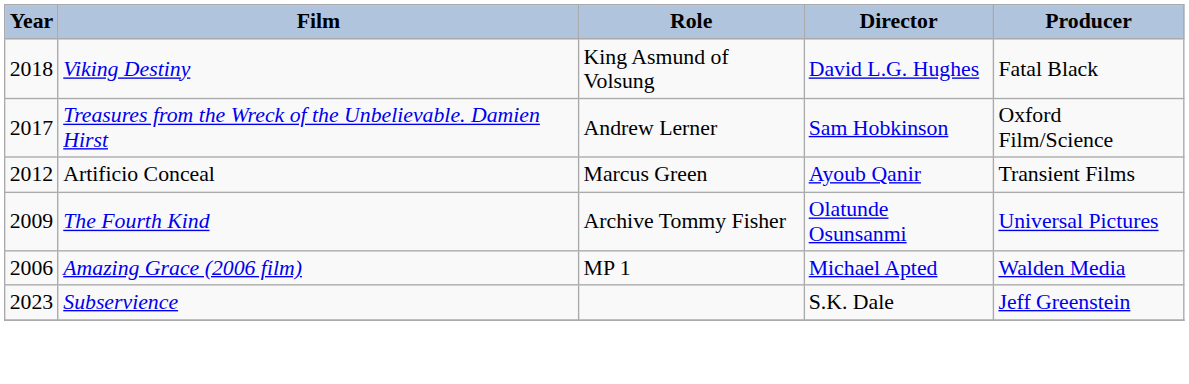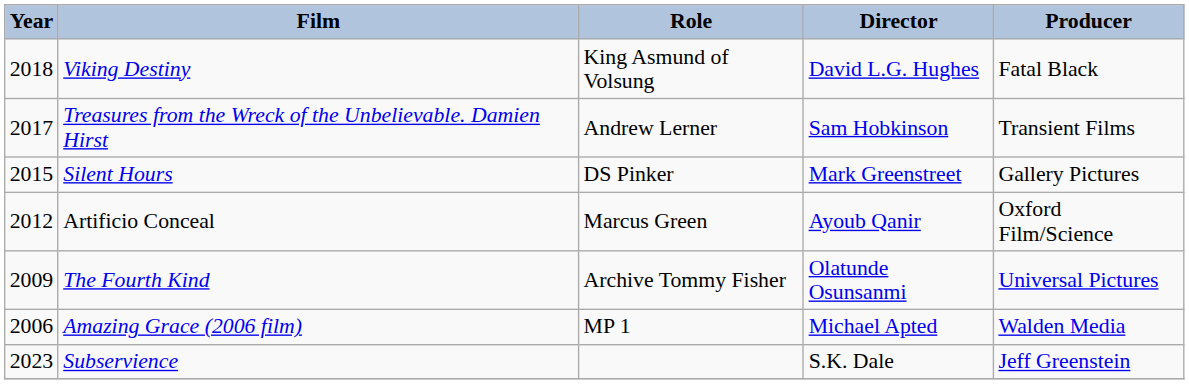(1056, 127) Oxford Film/Science -> (1067, 127) Transient Films
+ row: (118, 174)
(1067, 174) Transient Films -> (1056, 220) Oxford Film/Science
